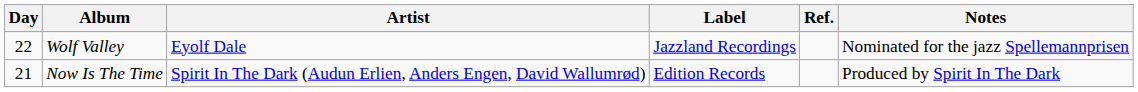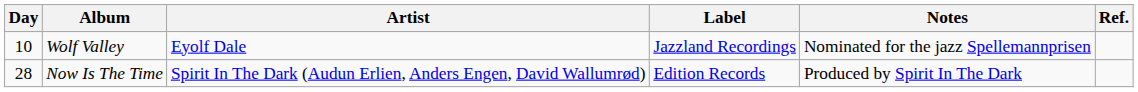columns swapped: (986, 18) <-> (819, 18)
(23, 45) 22 -> (23, 45) 10
(23, 73) 21 -> (23, 73) 28
